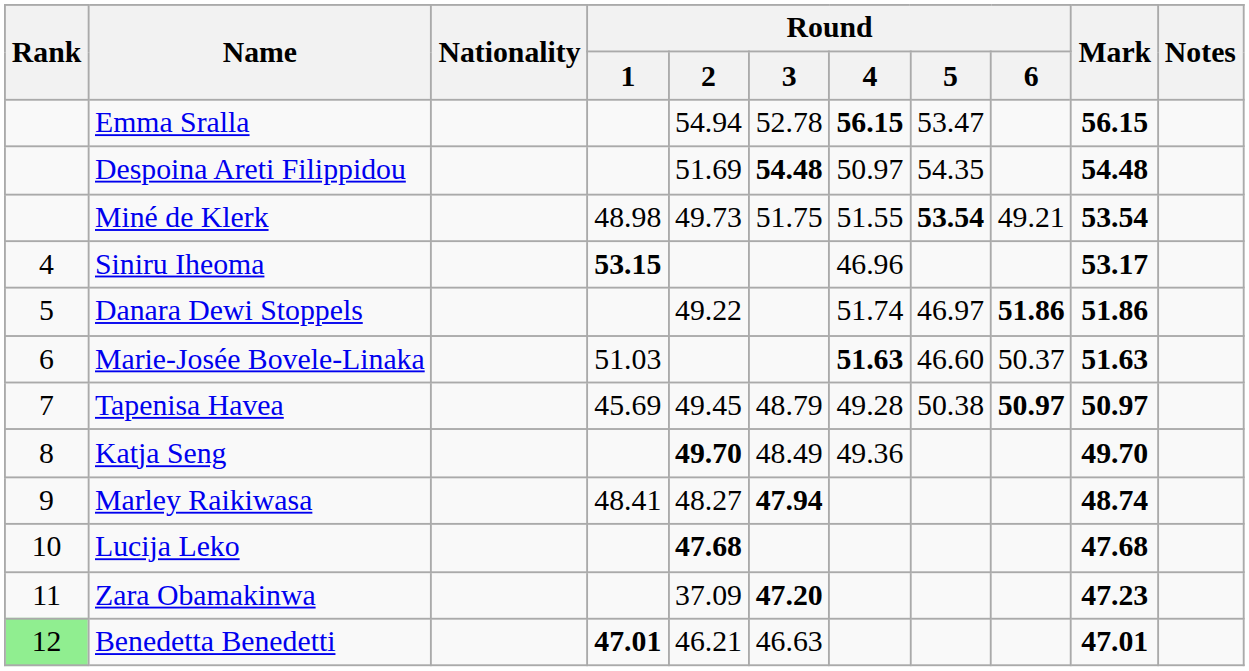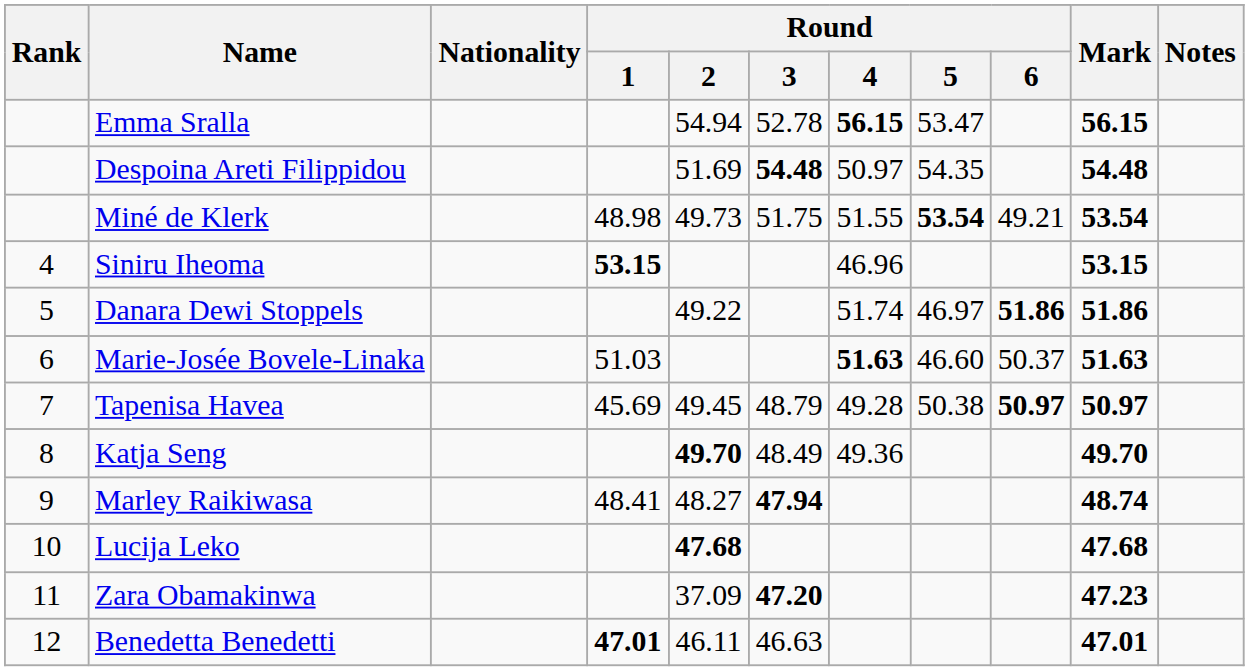(1115, 264) 53.17 -> (1115, 264) 53.15
(47, 641) lightgreen background -> (47, 641) no background
(709, 641) 46.21 -> (709, 641) 46.11
